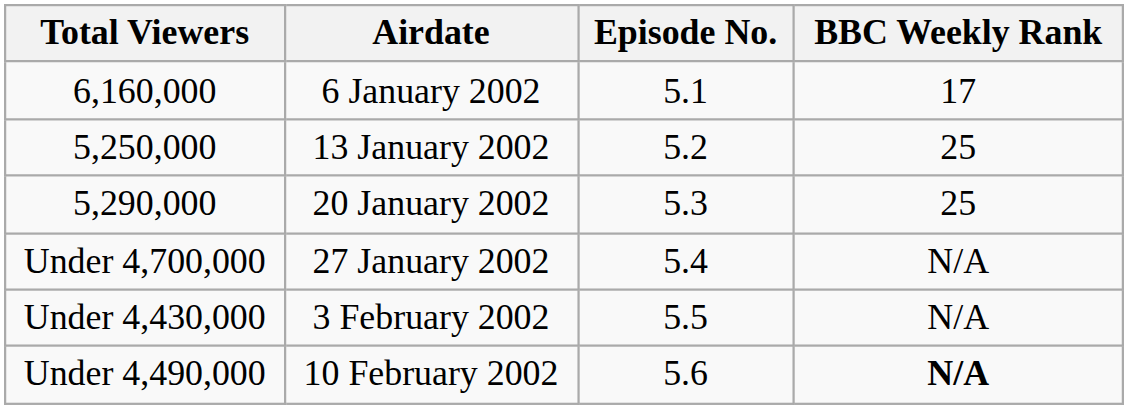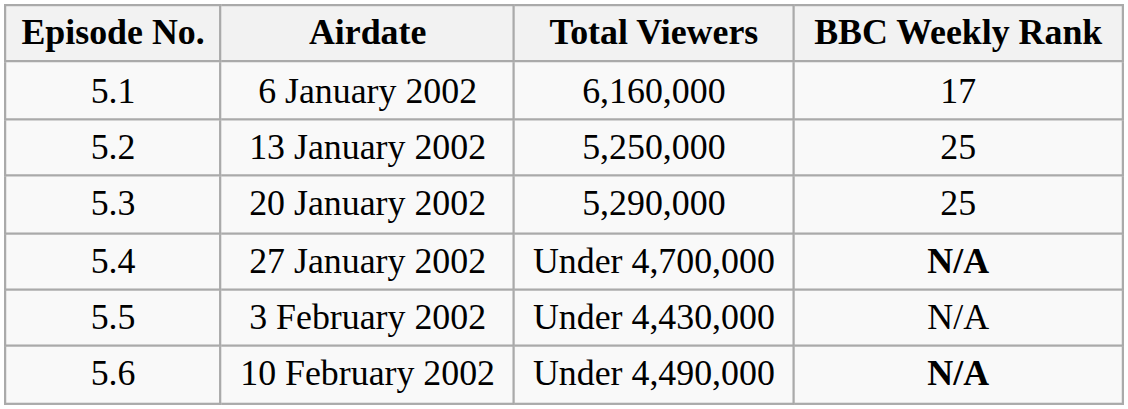columns swapped: (686, 32) <-> (145, 32)
(958, 260) normal -> (958, 260) bold
